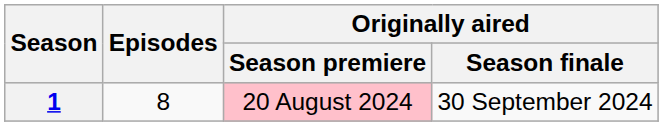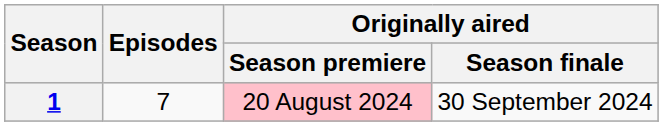(163, 101) 8 -> (163, 101) 7
